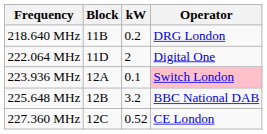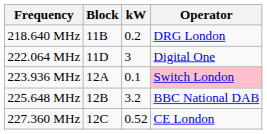(128, 56) 2 -> (128, 56) 3
